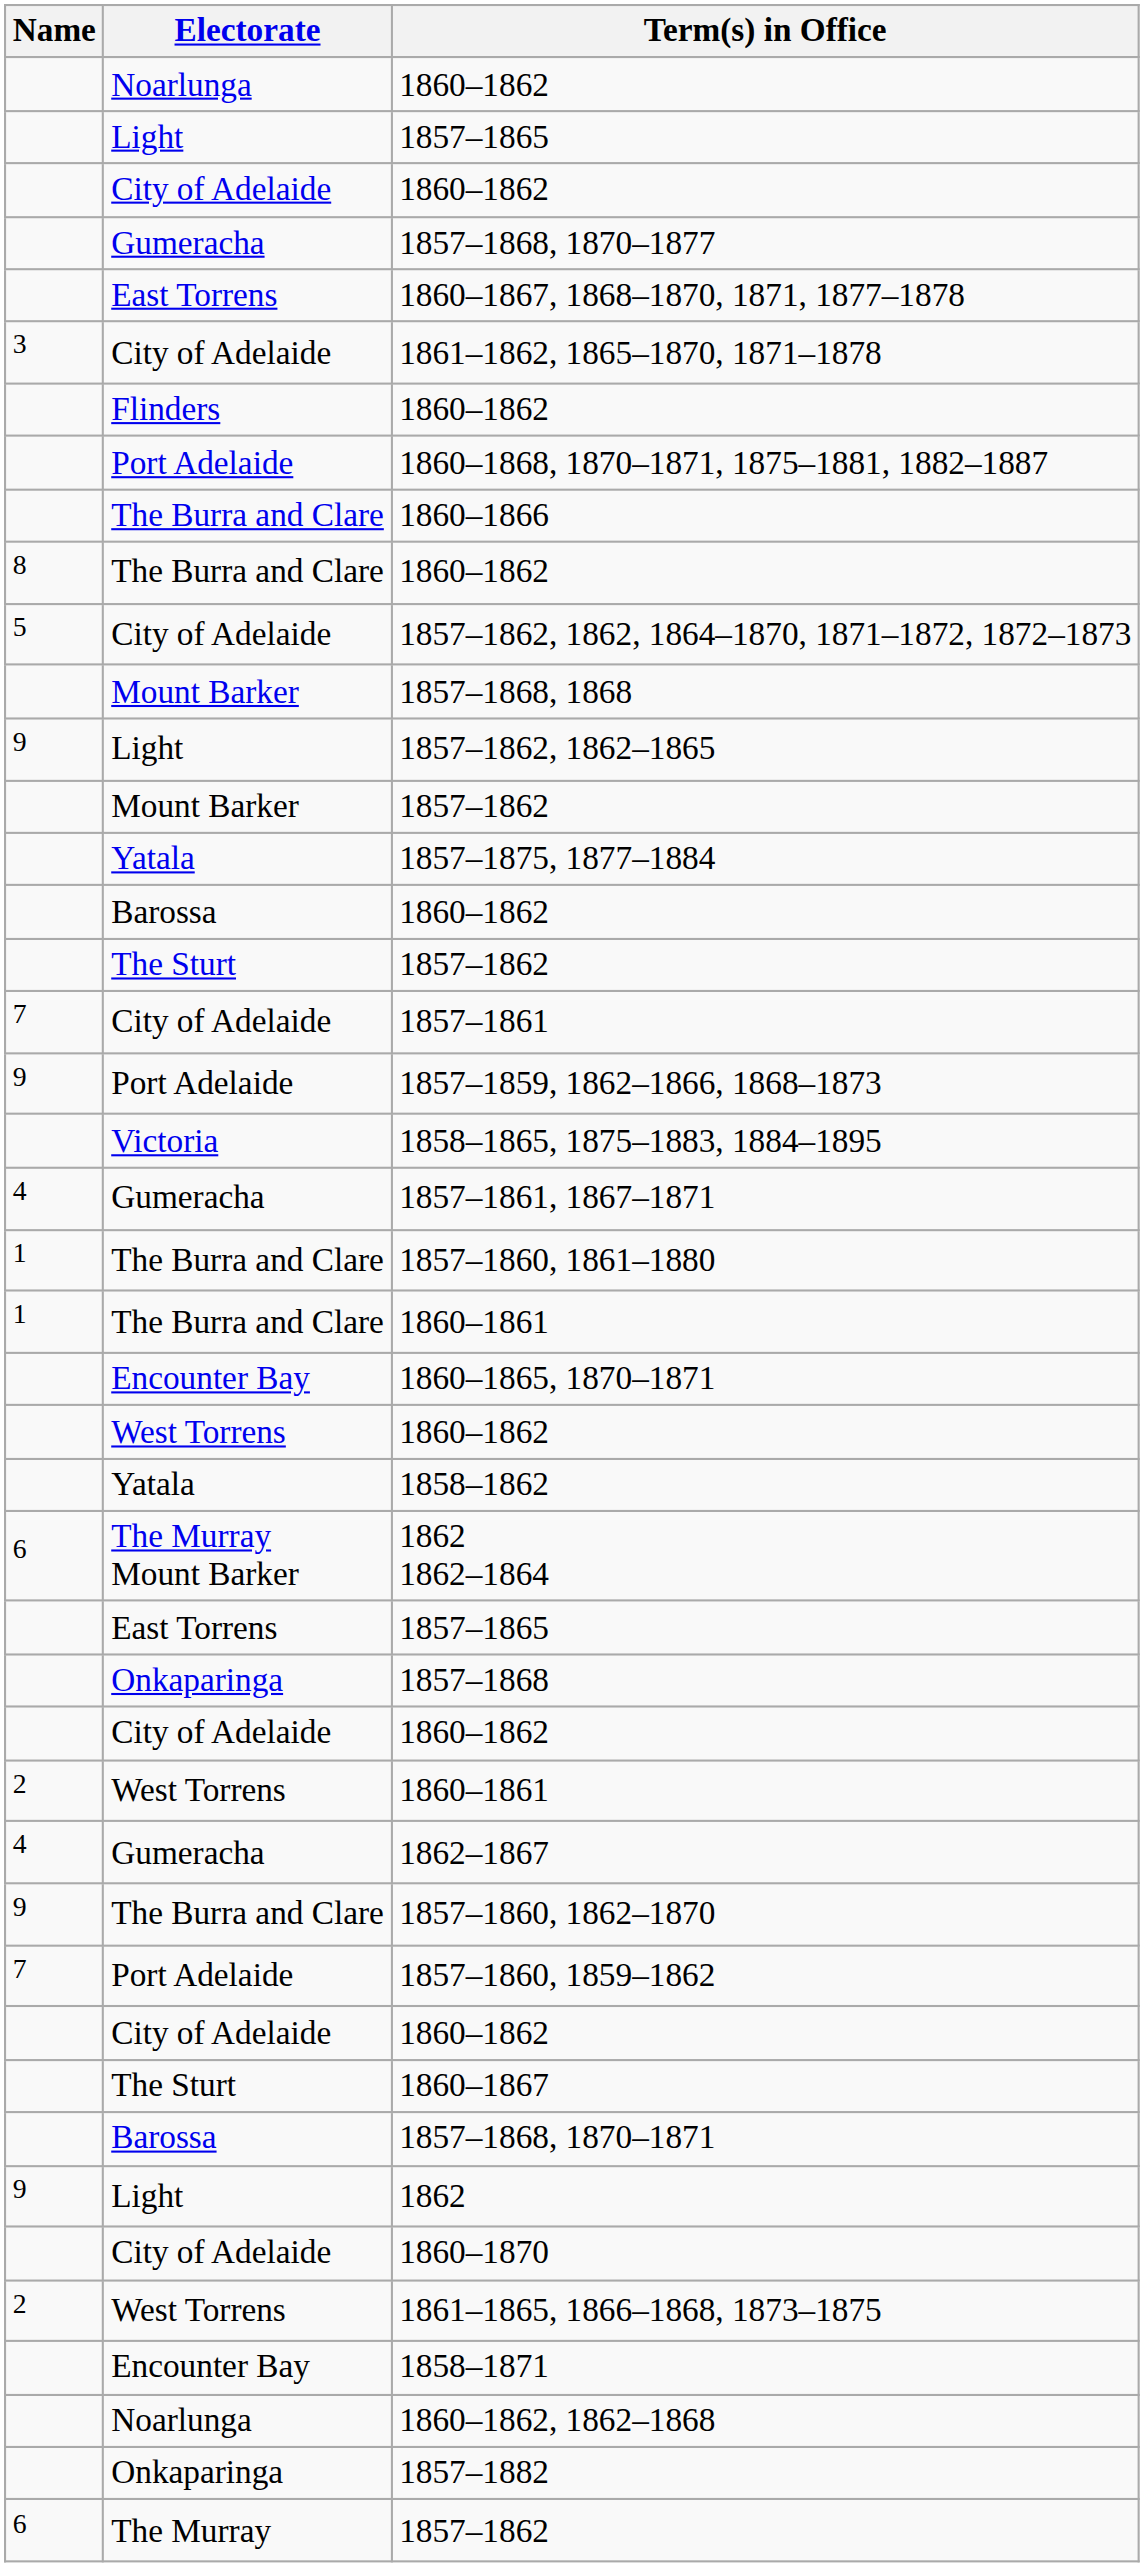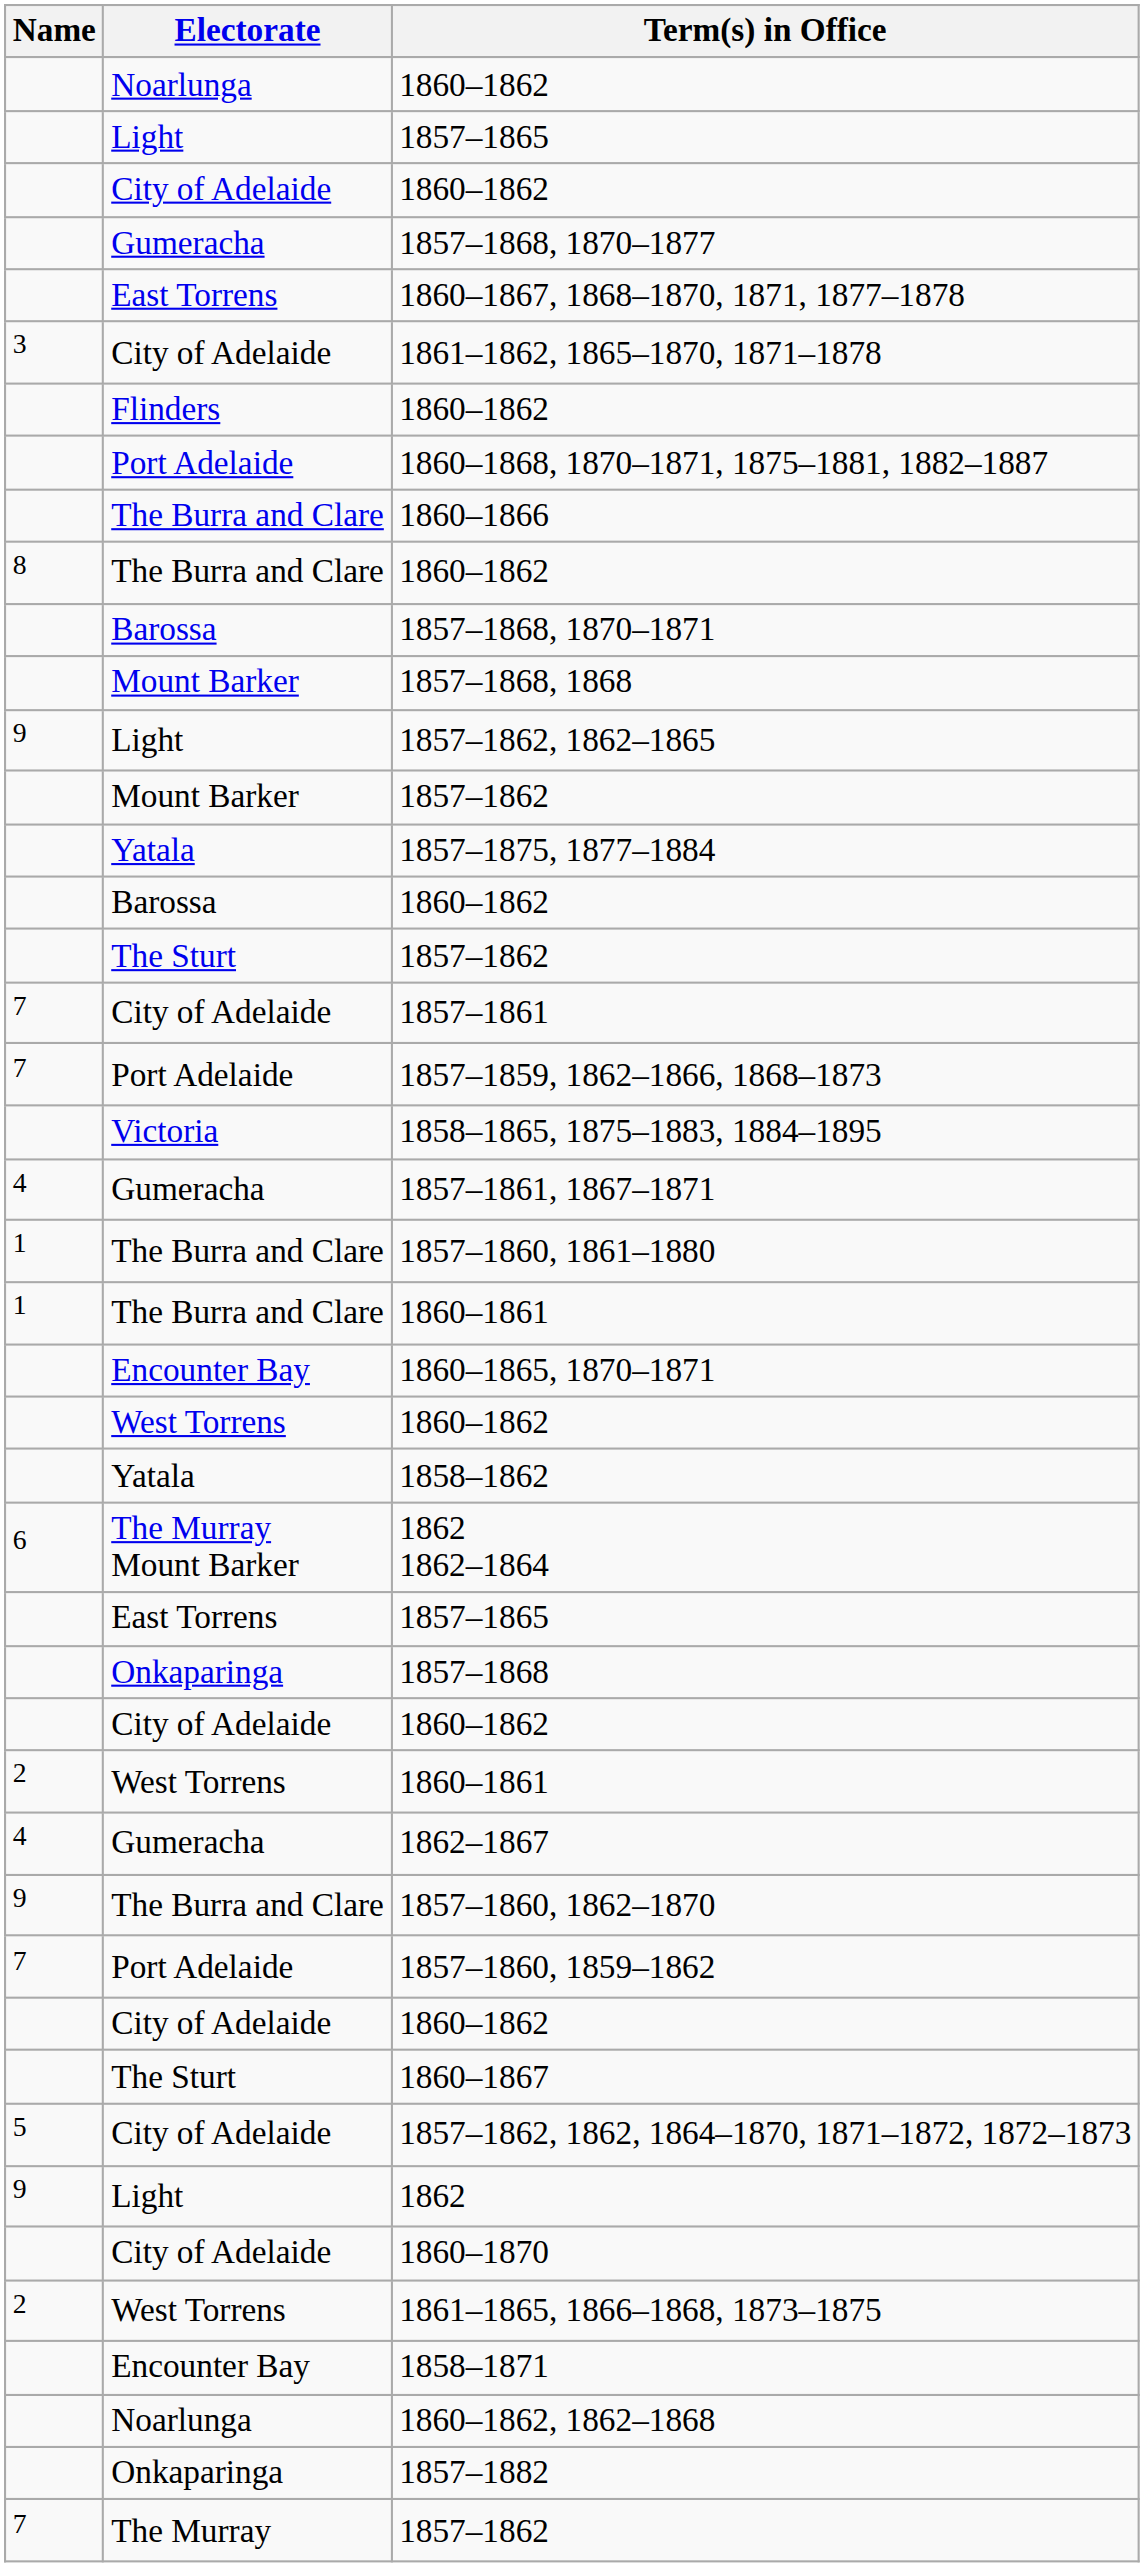rows swapped: (164, 2138) <-> (221, 633)
(20, 1076) 9 -> (20, 1067) 7
(20, 2523) 6 -> (20, 2523) 7
